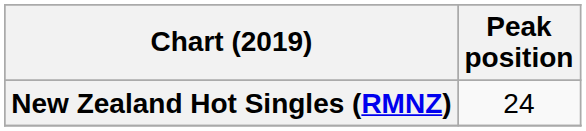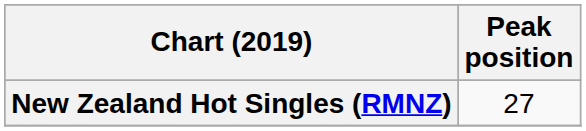(519, 102) 24 -> (519, 102) 27
